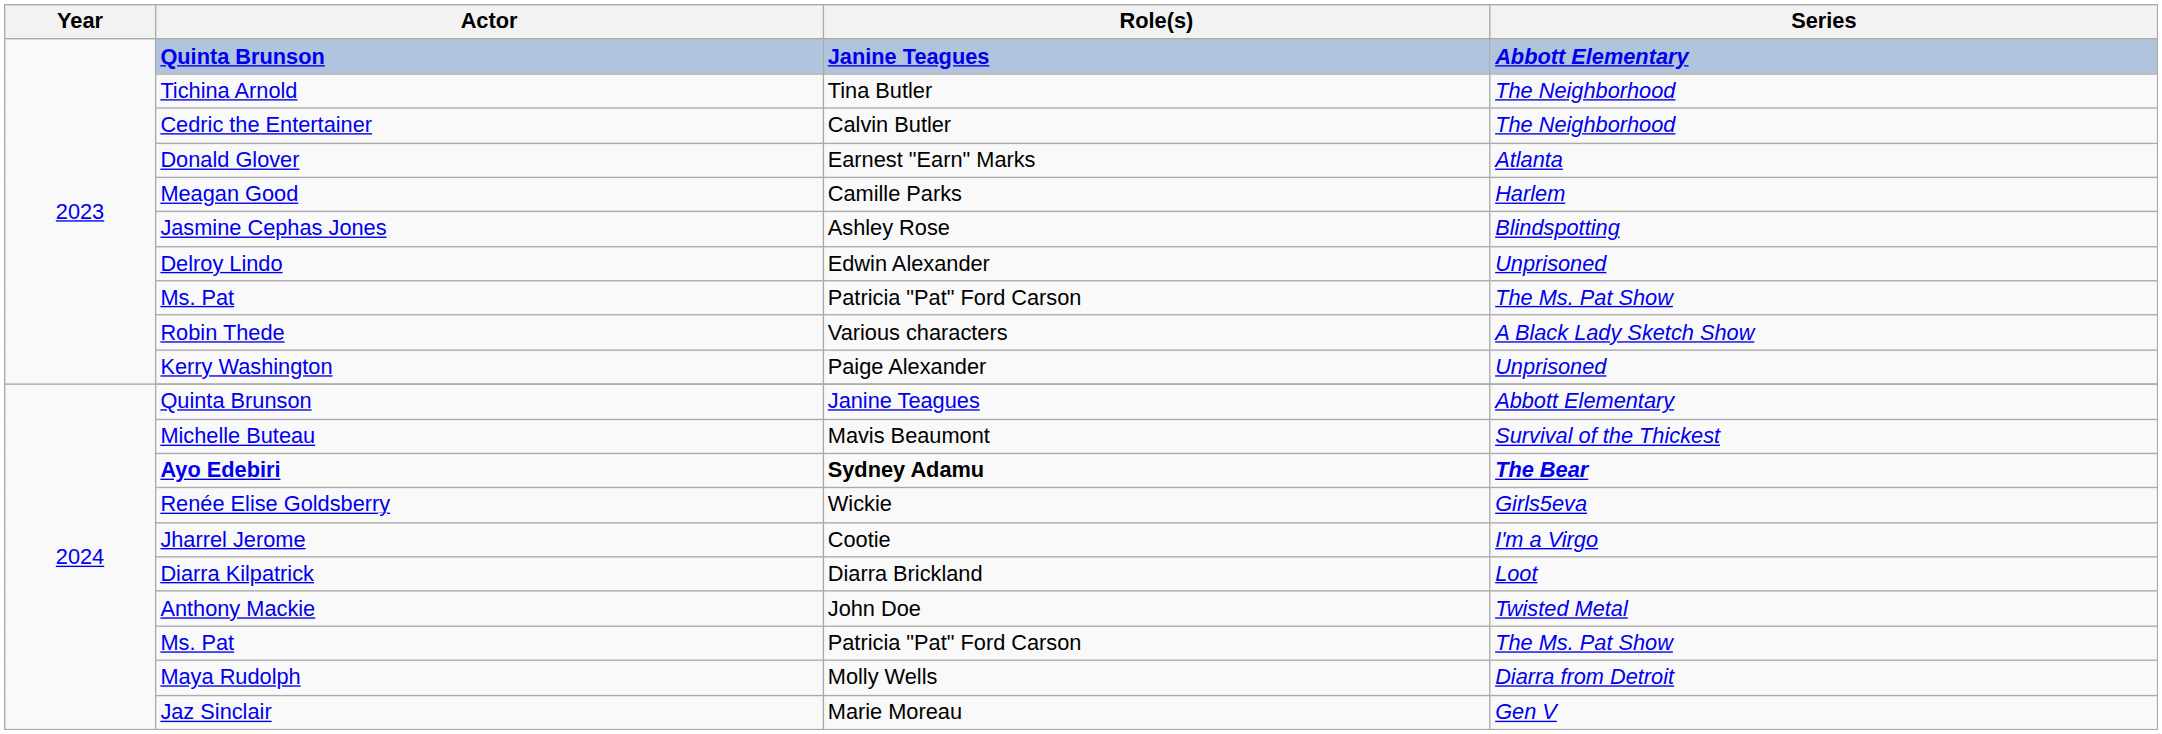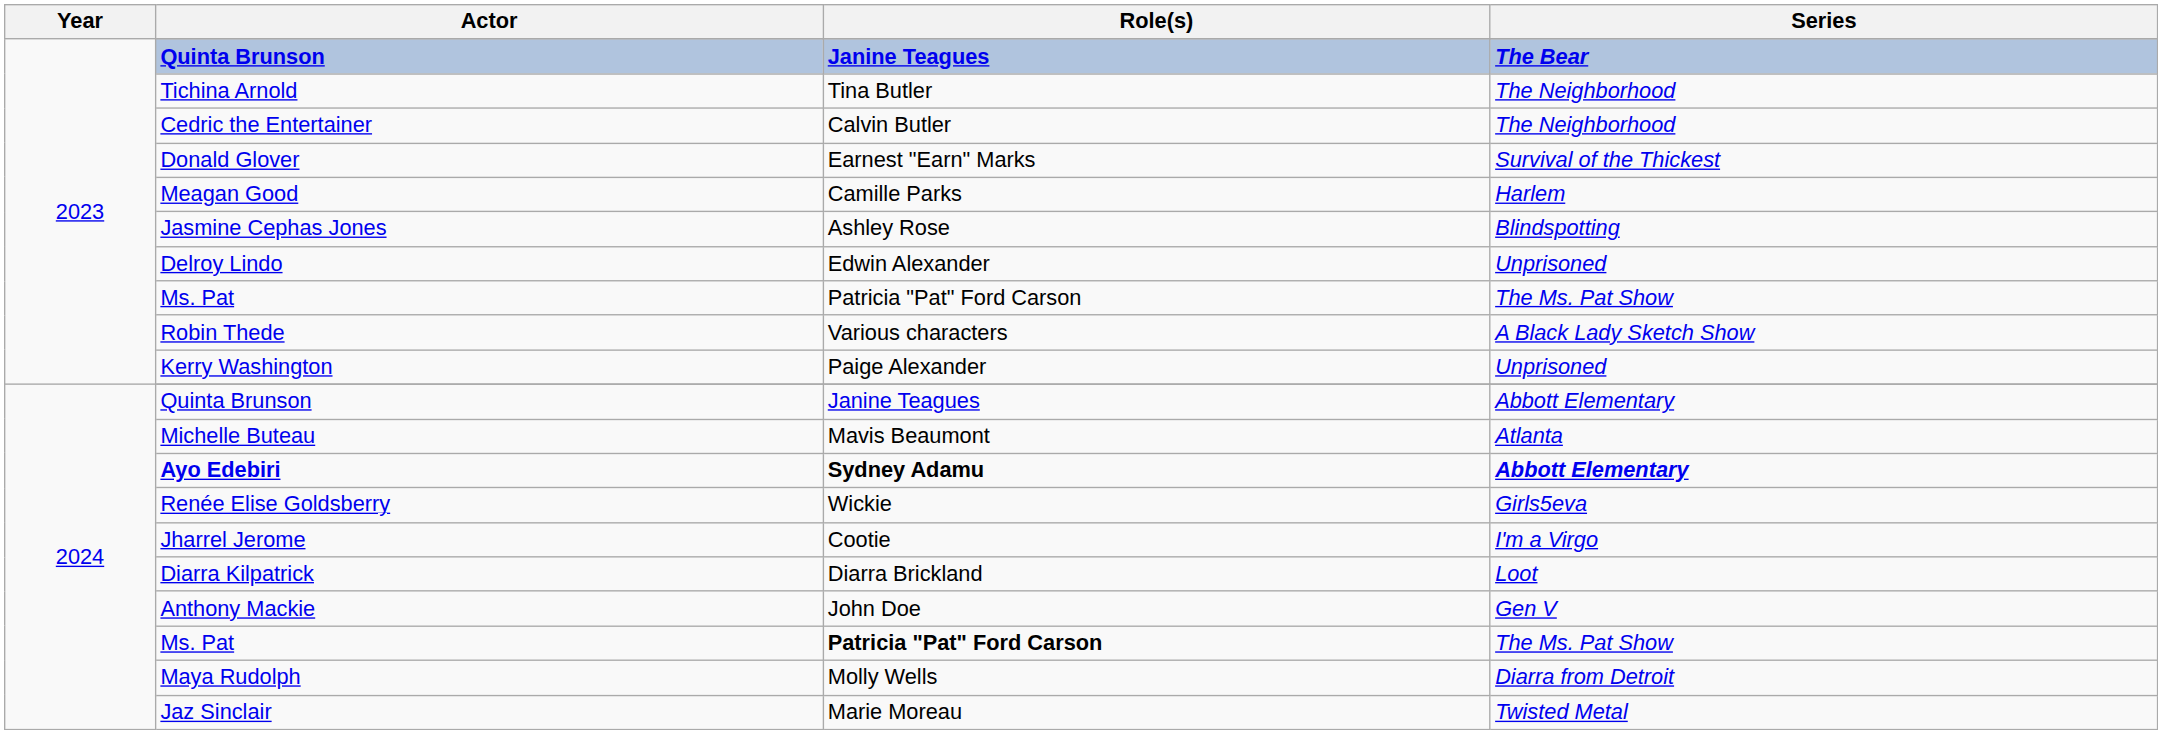(1592, 56) Abbott Elementary -> (1542, 56) The Bear
(1529, 159) Atlanta -> (1608, 159) Survival of the Thickest
(1608, 435) Survival of the Thickest -> (1529, 435) Atlanta
(1542, 470) The Bear -> (1592, 470) Abbott Elementary
(1561, 608) Twisted Metal -> (1526, 608) Gen V
(955, 642) normal -> (965, 642) bold
(1526, 711) Gen V -> (1561, 711) Twisted Metal
